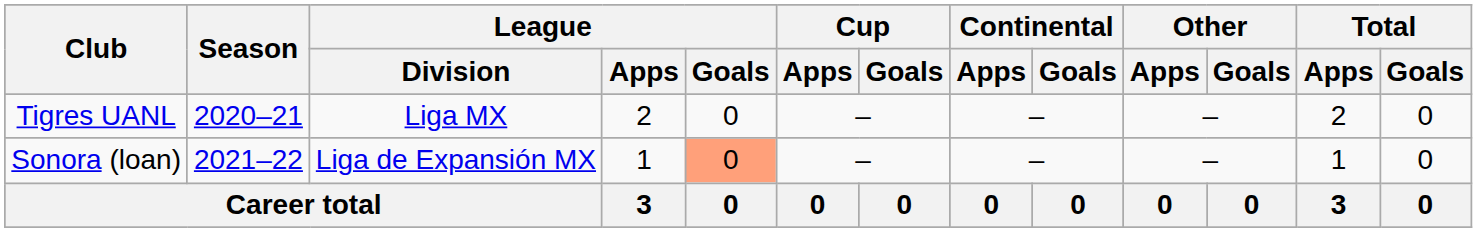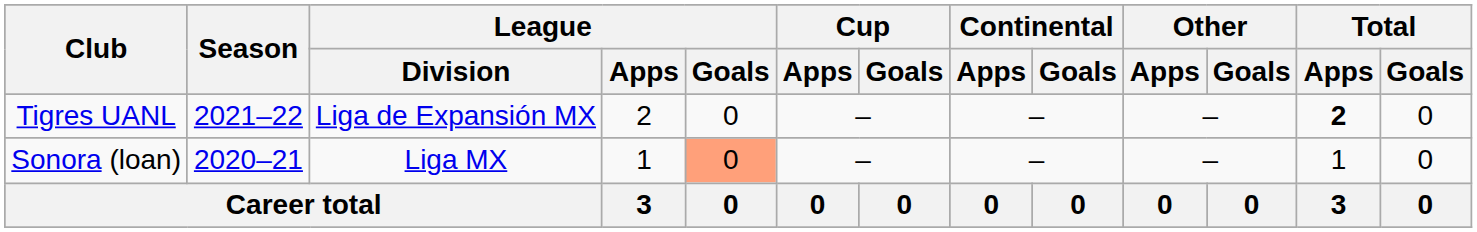(248, 115) 2020–21 -> (248, 115) 2021–22
(456, 115) Liga MX -> (456, 115) Liga de Expansión MX
(1338, 115) normal -> (1338, 115) bold
(248, 159) 2021–22 -> (248, 159) 2020–21
(456, 159) Liga de Expansión MX -> (456, 159) Liga MX
